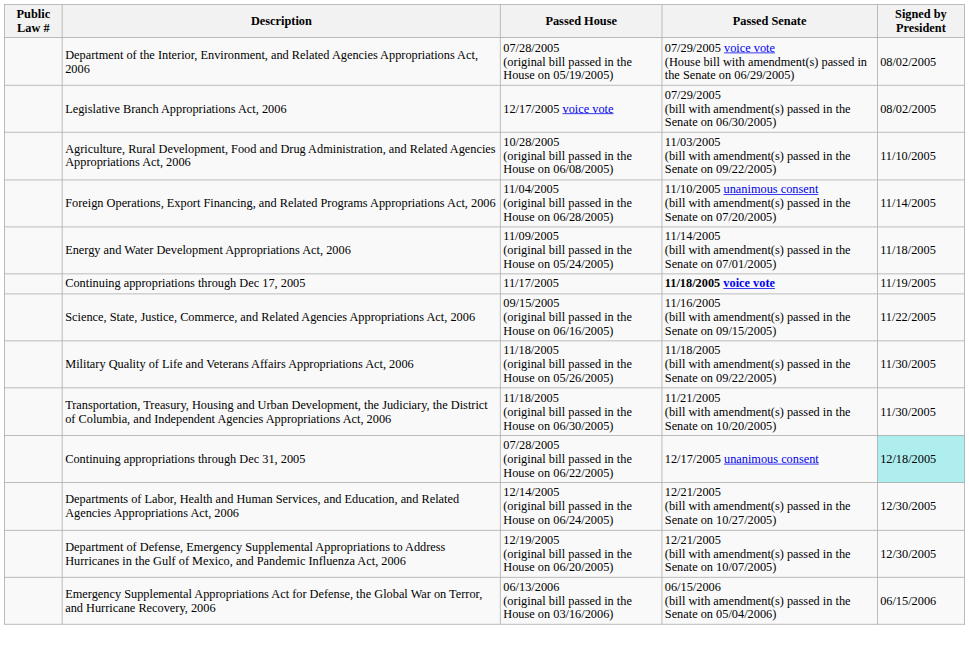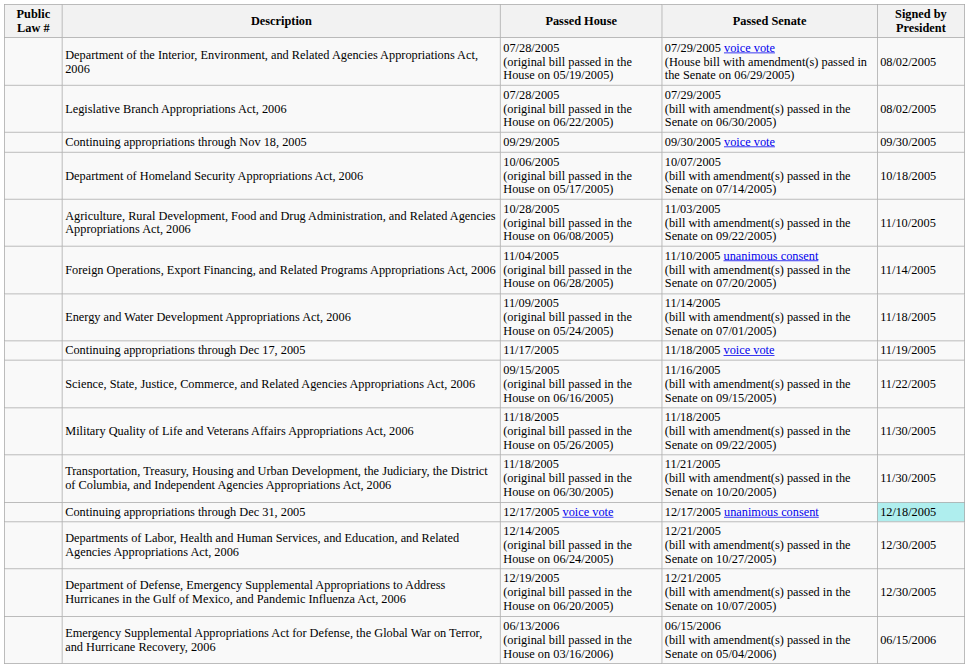(558, 108) 12/17/2005 voice vote -> (568, 108) 07/28/2005 (original bill passed in the House on 06/22/2005)
+ row: (186, 142)
+ row: (214, 175)
(720, 283) bold -> (720, 350) normal
(568, 459) 07/28/2005 (original bill passed in the House on 06/22/2005) -> (558, 512) 12/17/2005 voice vote
